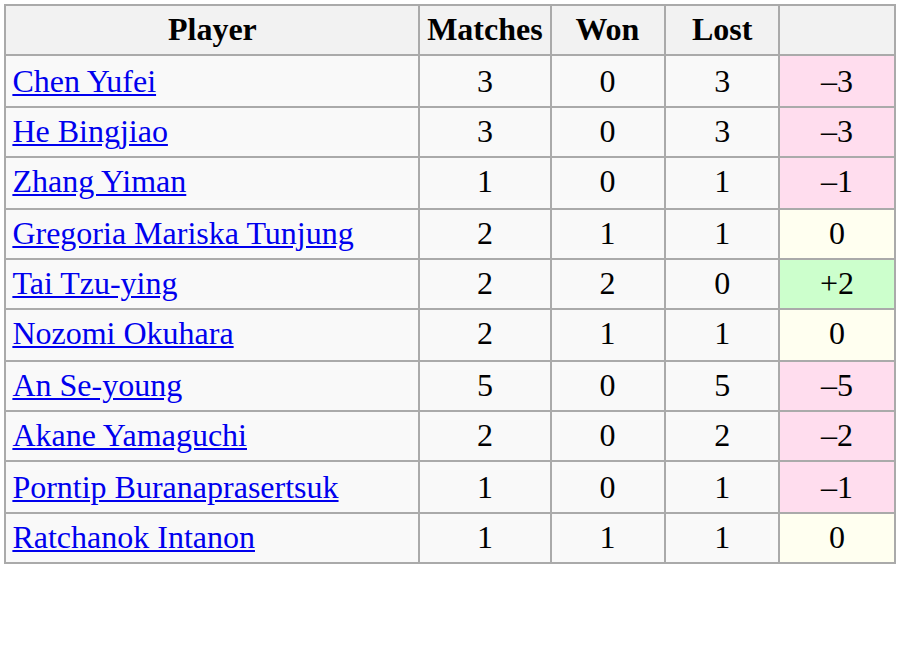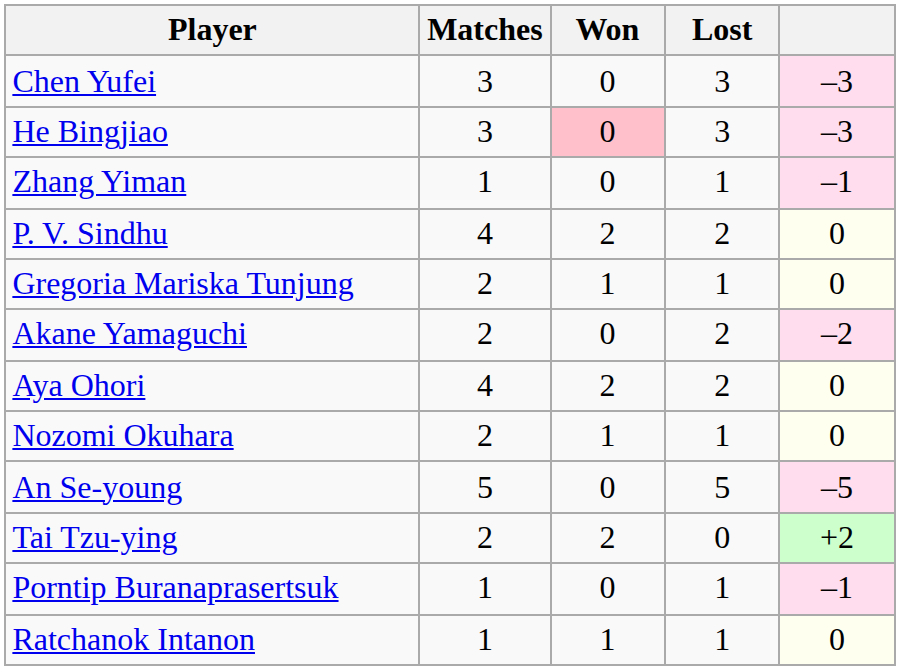(607, 131) no background -> (607, 131) pink background
+ row: (90, 232)
rows swapped: (130, 435) <-> (95, 283)
+ row: (79, 385)
